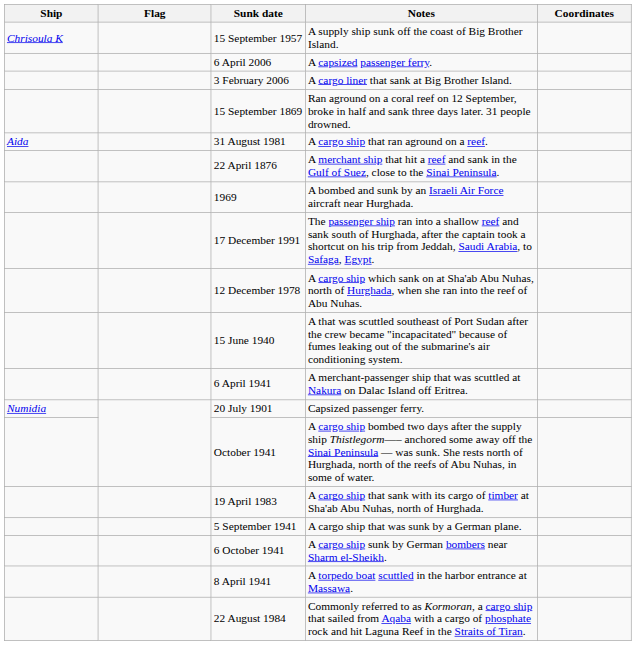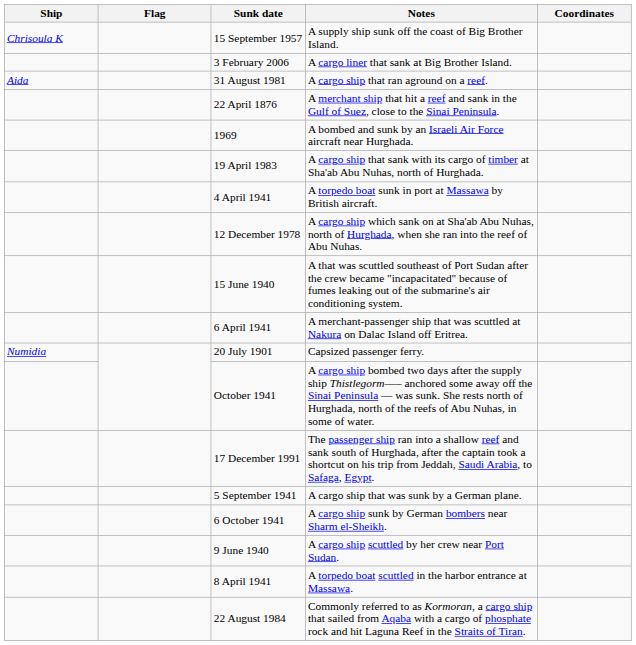- row: (243, 62)
- row: (258, 111)
rows swapped: (245, 502) <-> (257, 240)
+ row: (243, 197)
+ row: (241, 550)
